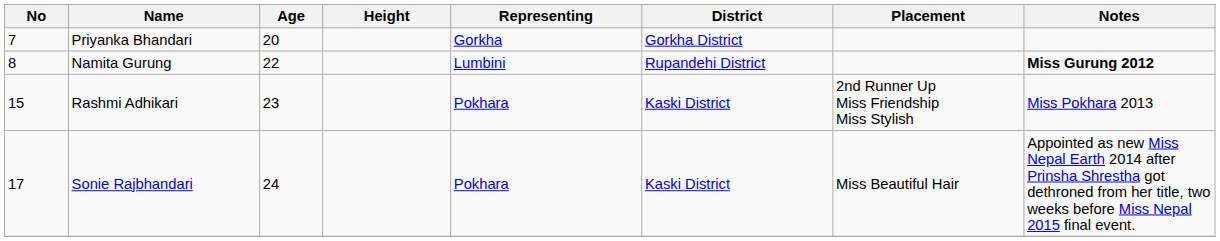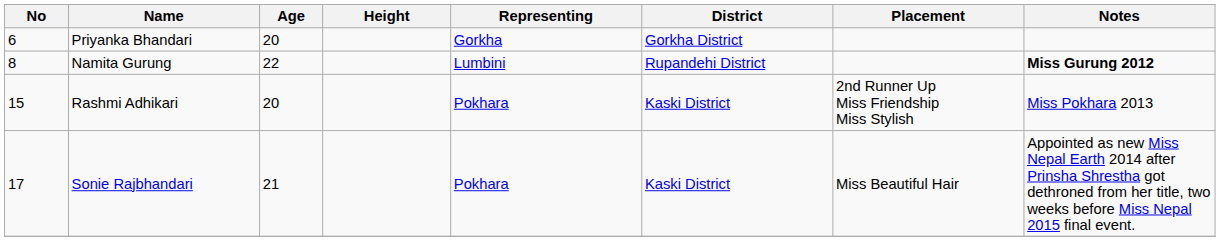(12, 40) 7 -> (12, 40) 6
(271, 103) 23 -> (271, 103) 20
(271, 184) 24 -> (271, 184) 21
